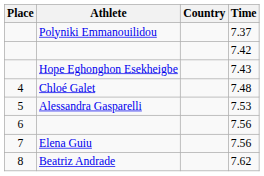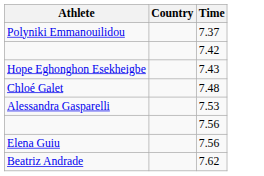- column: (20, 13)
